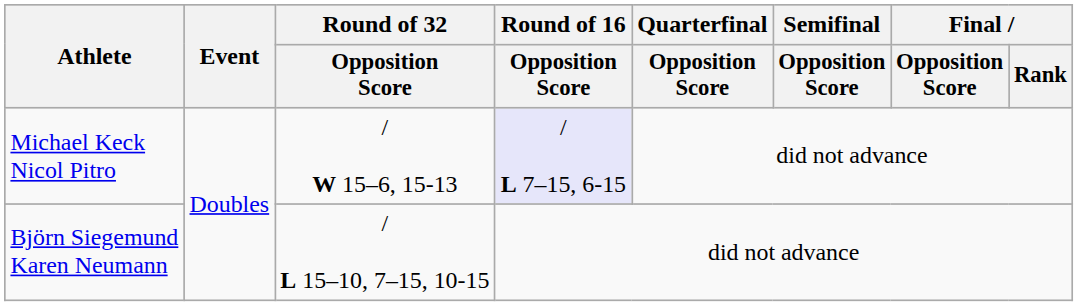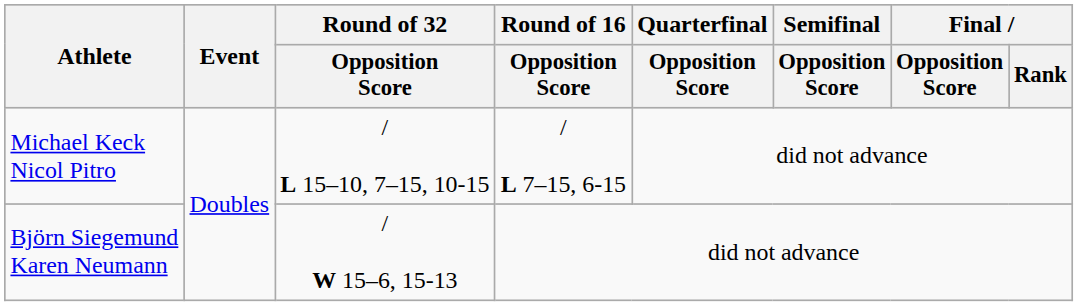(385, 156) / W 15–6, 15-13 -> (385, 156) / L 15–10, 7–15, 10-15
(563, 156) lavender background -> (563, 156) no background
(385, 251) / L 15–10, 7–15, 10-15 -> (385, 251) / W 15–6, 15-13
